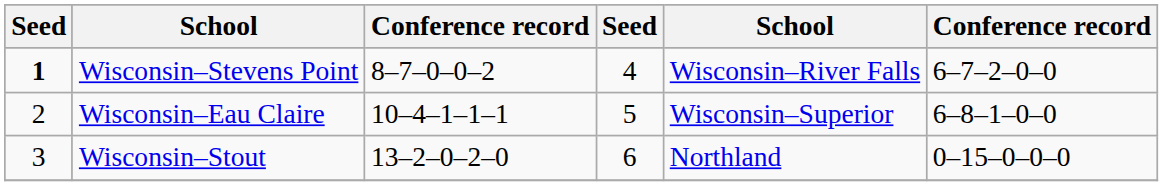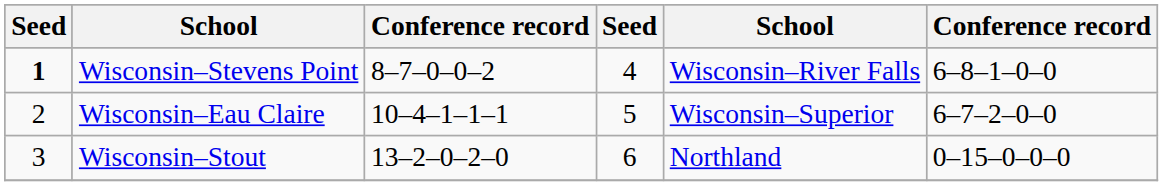(995, 69) 6–7–2–0–0 -> (995, 69) 6–8–1–0–0
(995, 113) 6–8–1–0–0 -> (995, 113) 6–7–2–0–0
